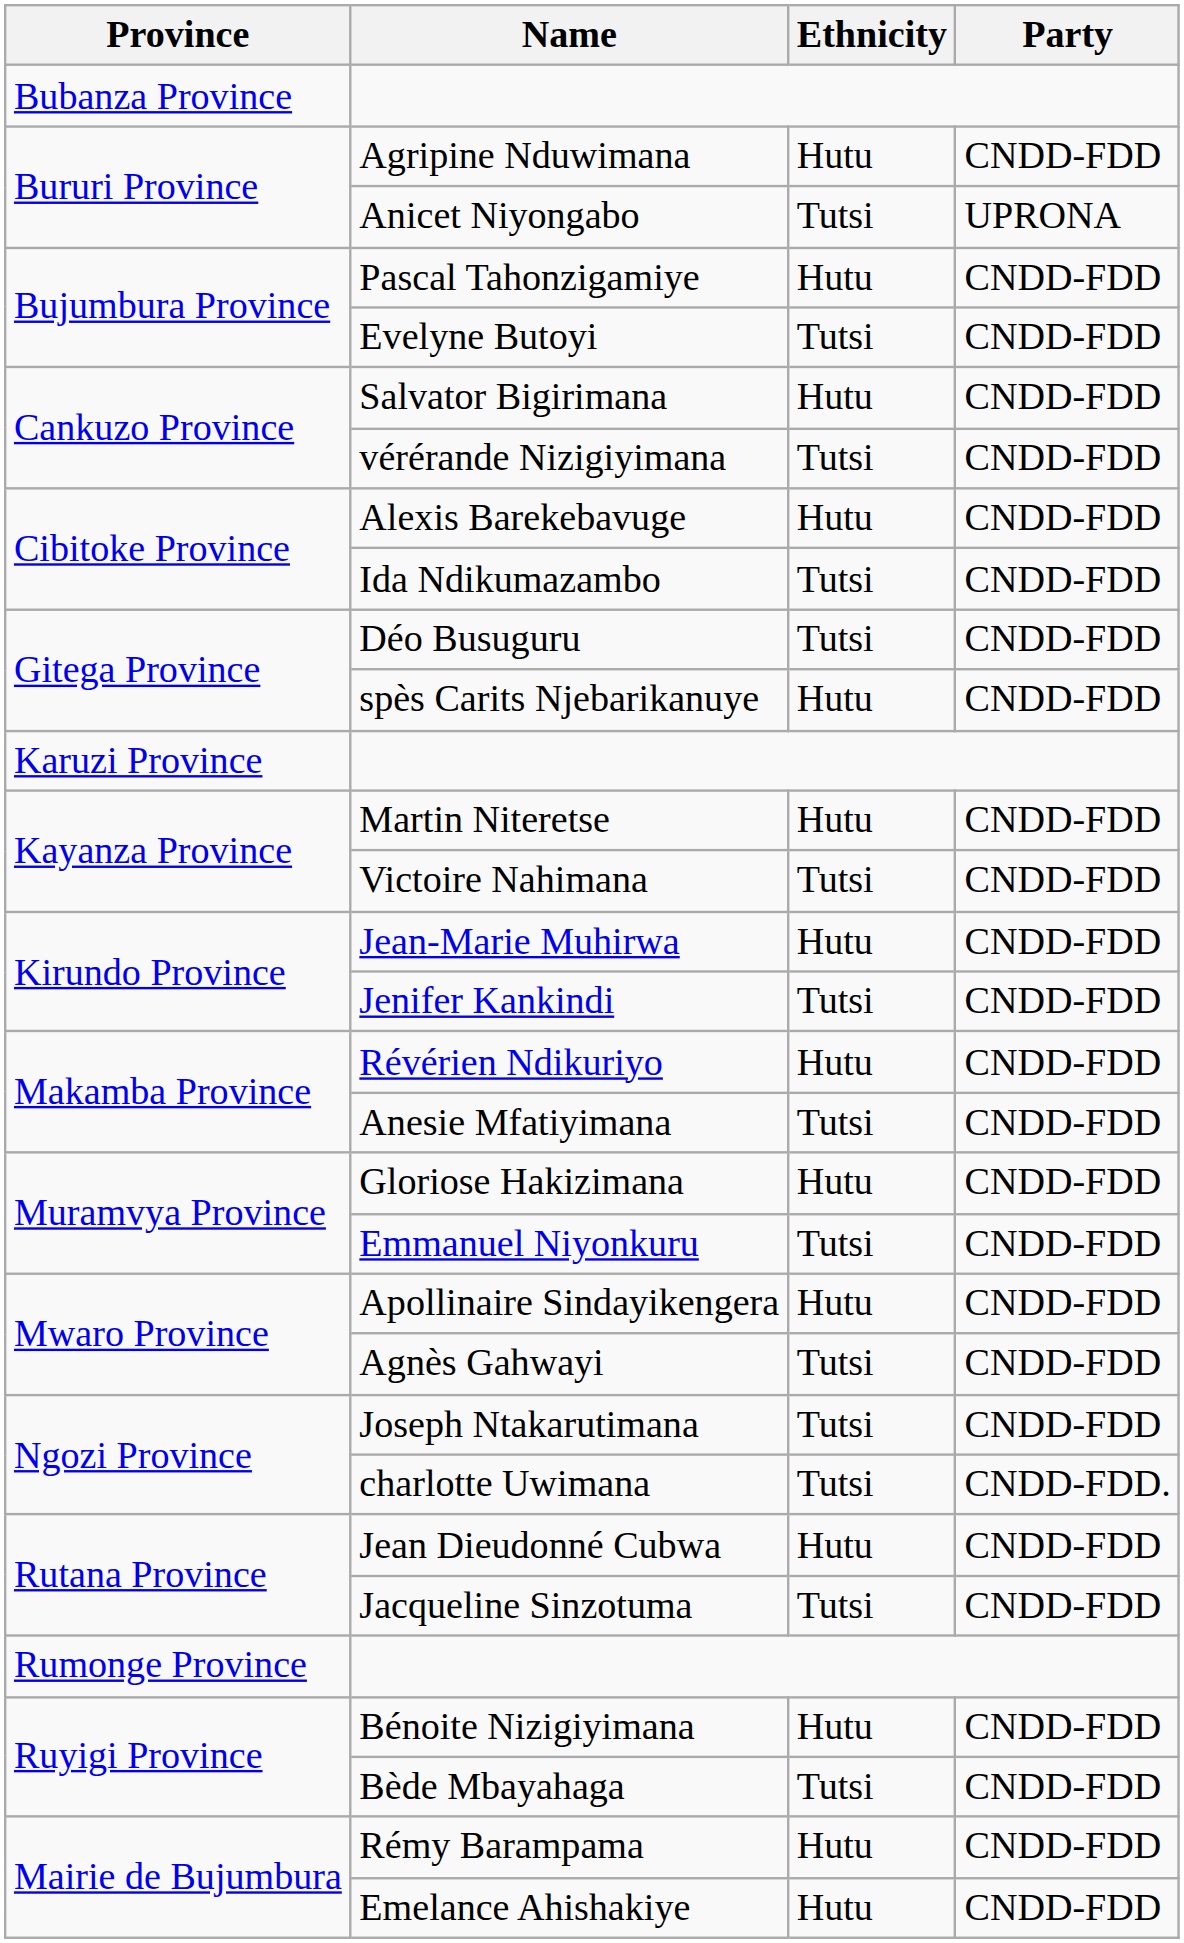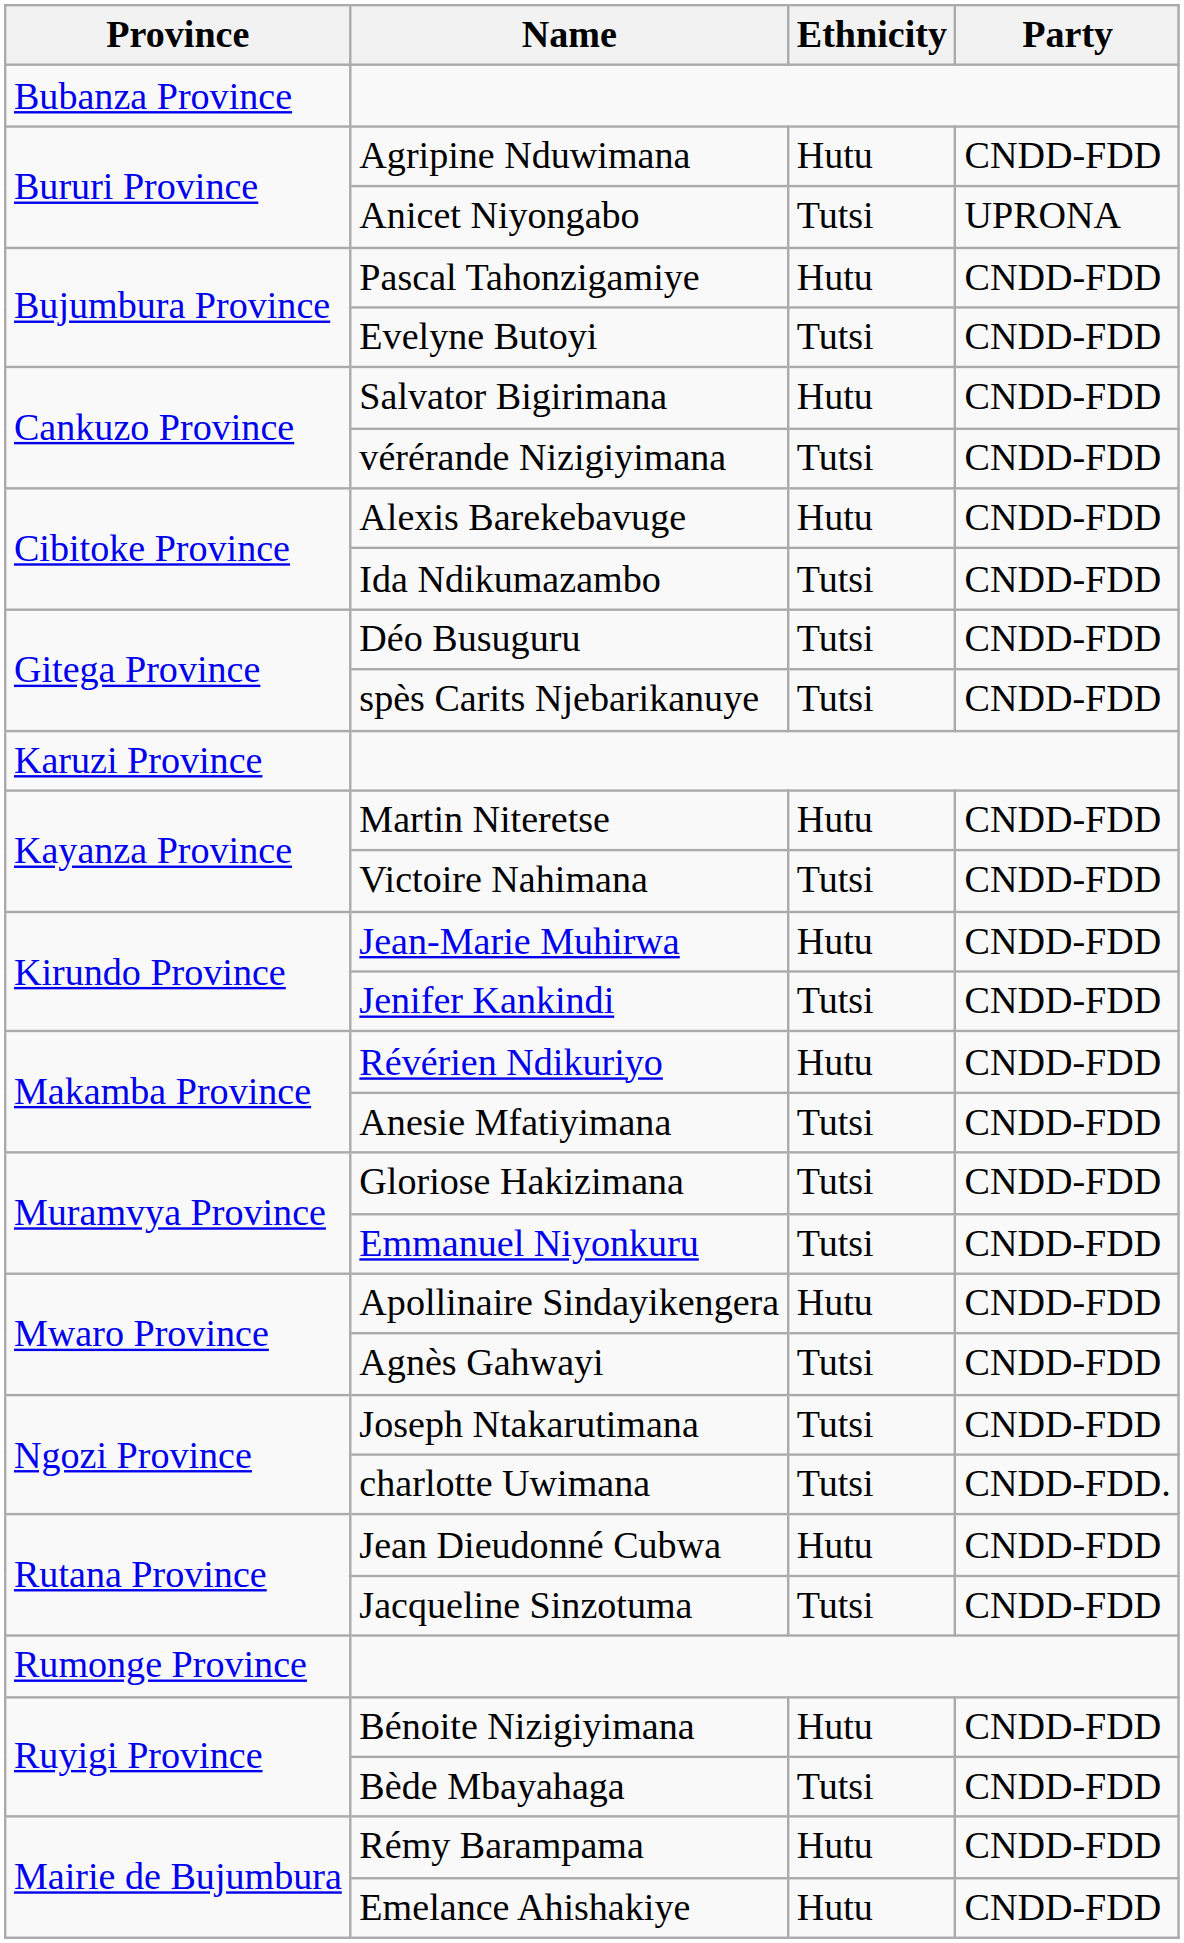(835, 699) Hutu -> (835, 699) Tutsi
(835, 1182) Hutu -> (835, 1182) Tutsi
